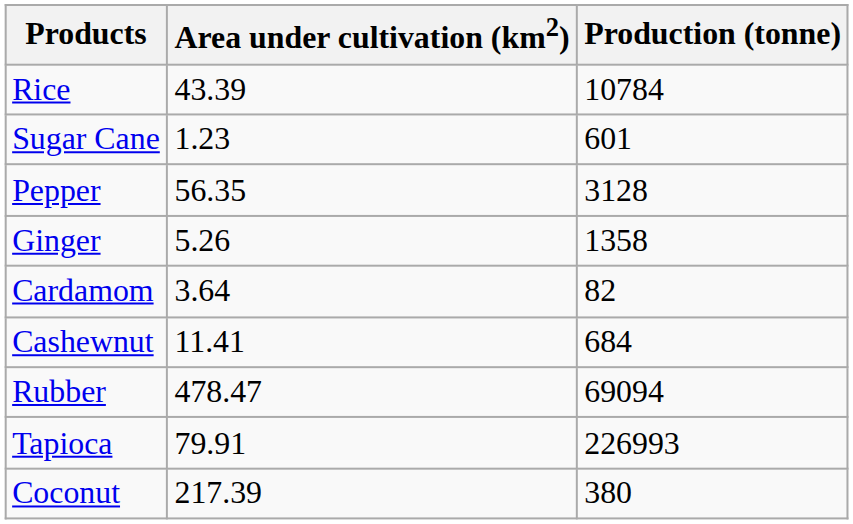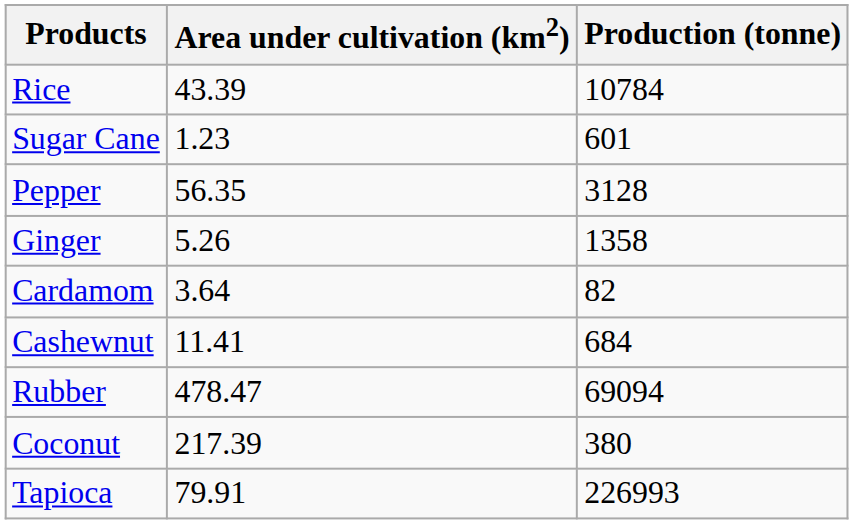rows swapped: (62, 442) <-> (66, 492)
